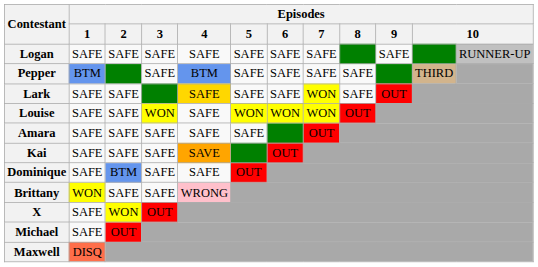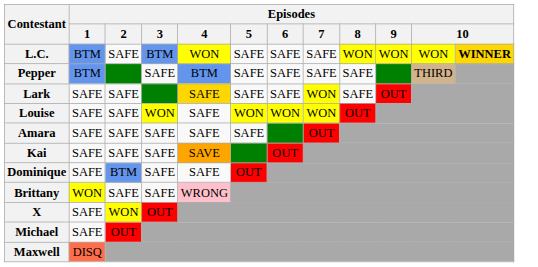+ row: (37, 53)
- row: (37, 53)
